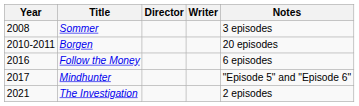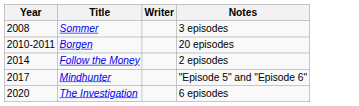- column: (164, 12)
(18, 61) 2016 -> (18, 61) 2014
(247, 61) 6 episodes -> (203, 61) 2 episodes
(18, 93) 2021 -> (18, 93) 2020
(247, 93) 2 episodes -> (203, 93) 6 episodes
